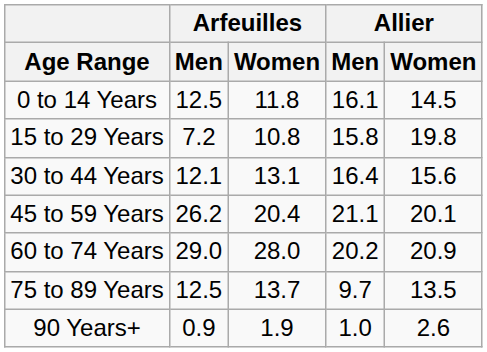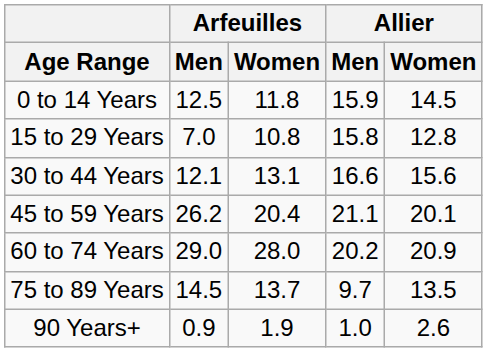(355, 99) 16.1 -> (355, 99) 15.9
(199, 137) 7.2 -> (199, 137) 7.0
(433, 137) 19.8 -> (433, 137) 12.8
(355, 175) 16.4 -> (355, 175) 16.6
(199, 289) 12.5 -> (199, 289) 14.5
